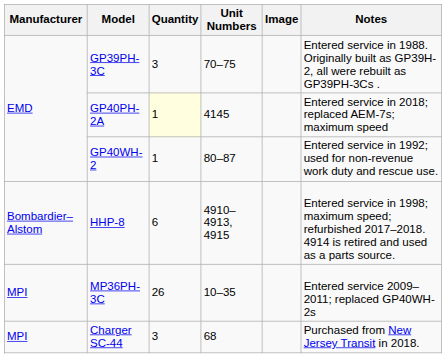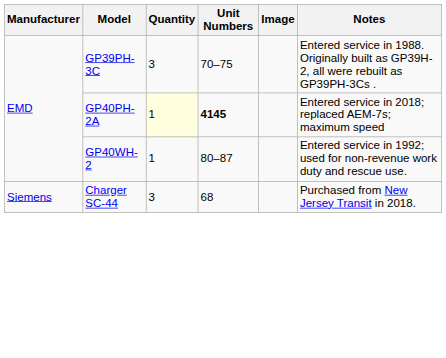(217, 114) normal -> (213, 114) bold
- row: (107, 222)
- row: (115, 292)
(17, 337) MPI -> (29, 196) Siemens
